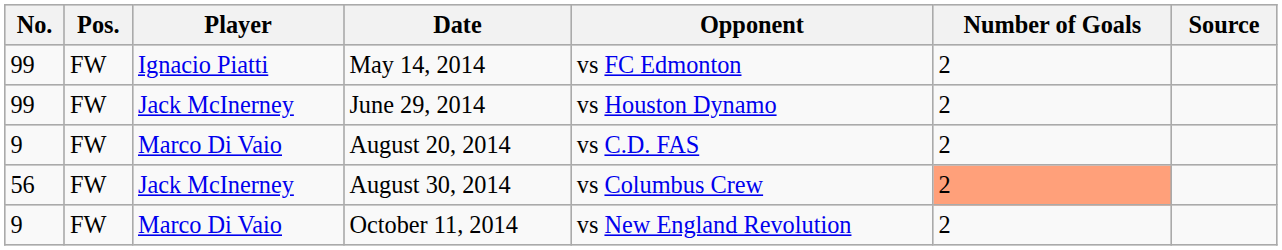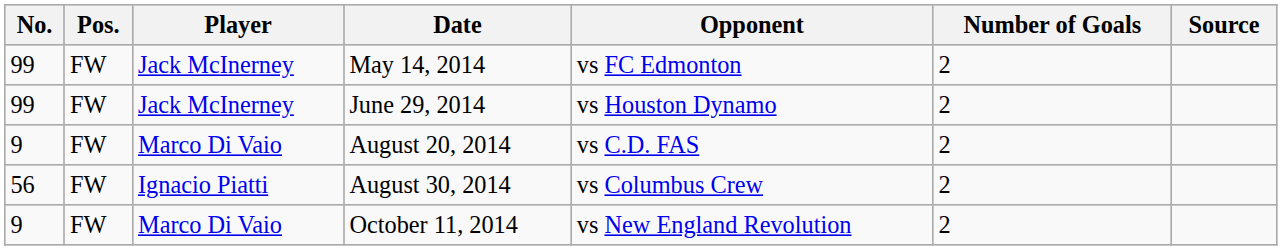(203, 64) Ignacio Piatti -> (216, 64) Jack McInerney
(216, 185) Jack McInerney -> (203, 185) Ignacio Piatti
(945, 185) lightsalmon background -> (945, 185) no background
